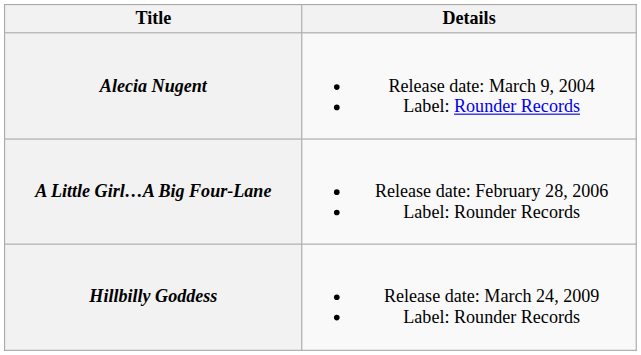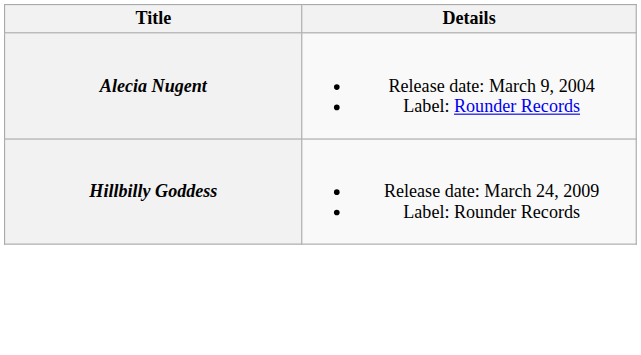- row: (153, 191)
